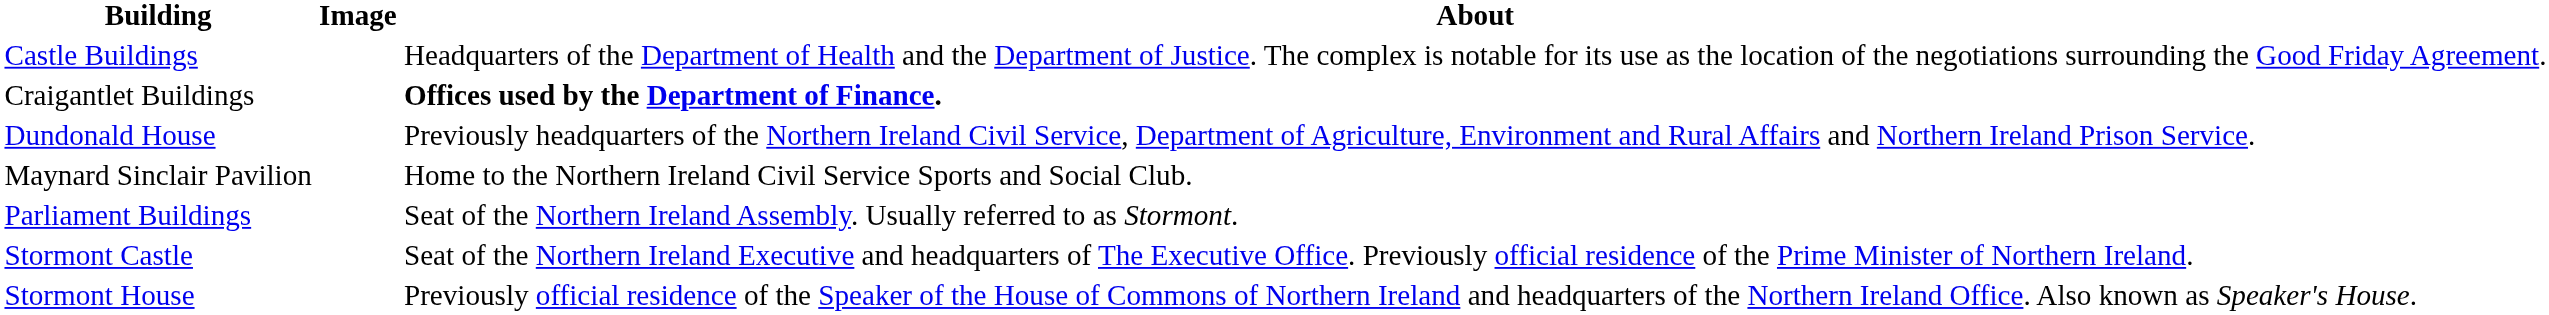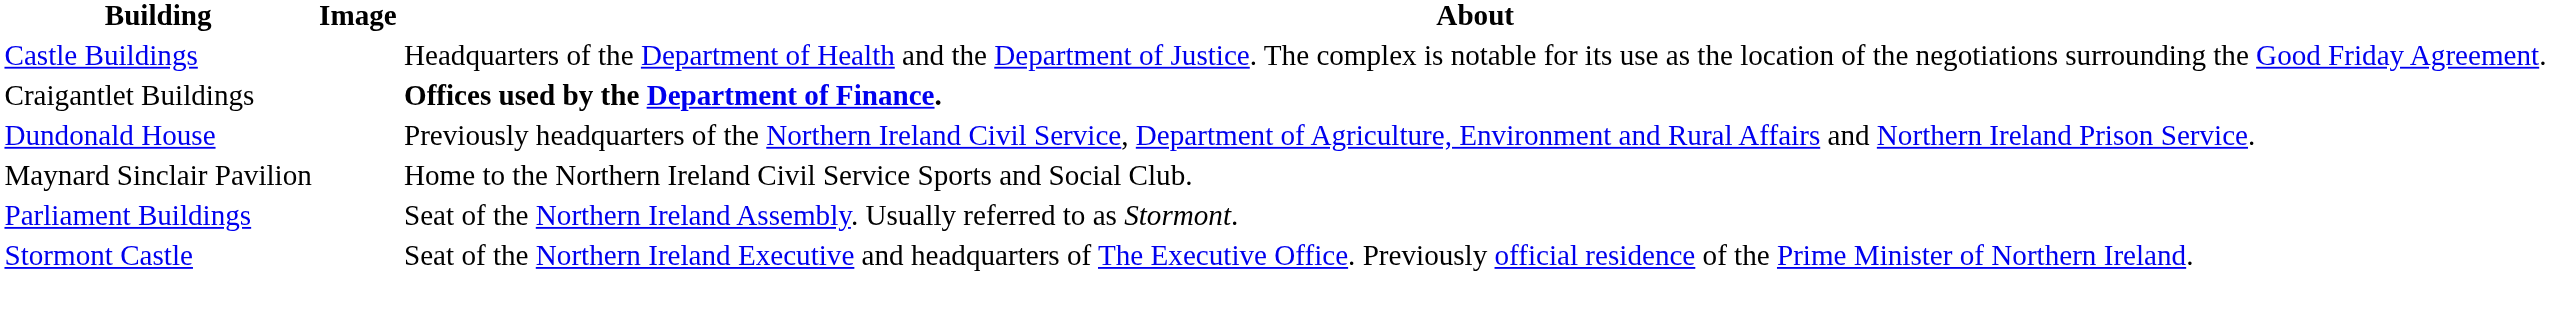- row: (100, 295)
